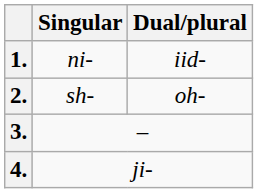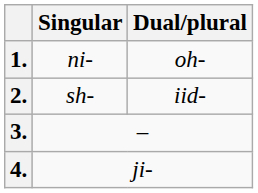(190, 59) iid- -> (190, 59) oh-
(190, 95) oh- -> (190, 95) iid-
